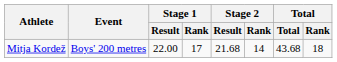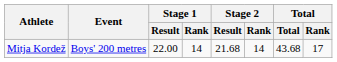(196, 49) 17 -> (196, 49) 14
(318, 49) 18 -> (318, 49) 17
